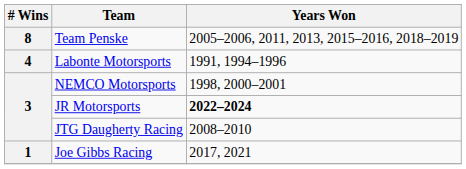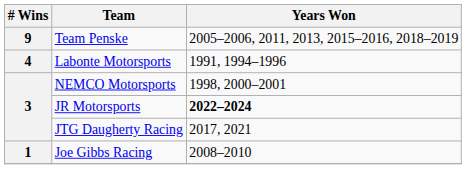(28, 38) 8 -> (28, 38) 9
(220, 130) 2008–2010 -> (220, 130) 2017, 2021
(220, 152) 2017, 2021 -> (220, 152) 2008–2010
